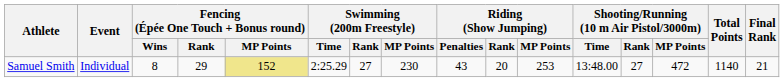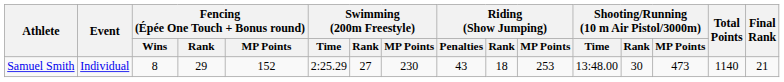(266, 67) khaki background -> (266, 67) no background
(502, 67) 20 -> (502, 67) 18
(637, 67) 27 -> (637, 67) 30
(680, 67) 472 -> (680, 67) 473
